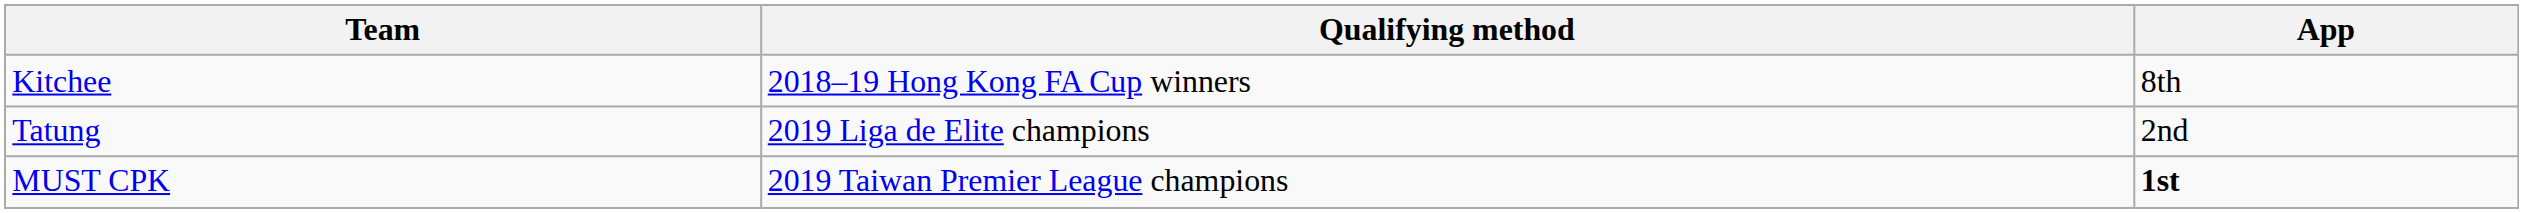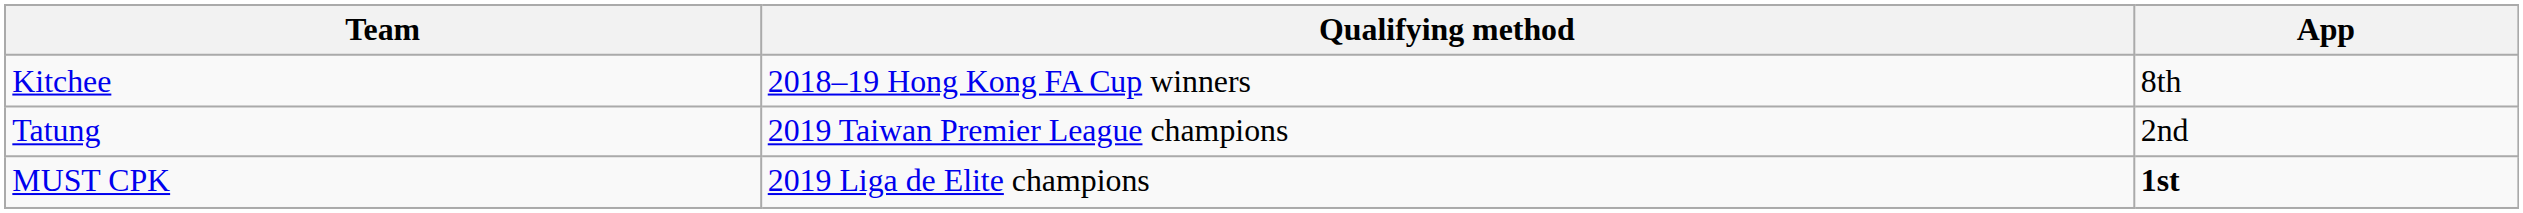(959, 130) 2019 Liga de Elite champions -> (1028, 130) 2019 Taiwan Premier League champions
(1028, 181) 2019 Taiwan Premier League champions -> (959, 181) 2019 Liga de Elite champions
